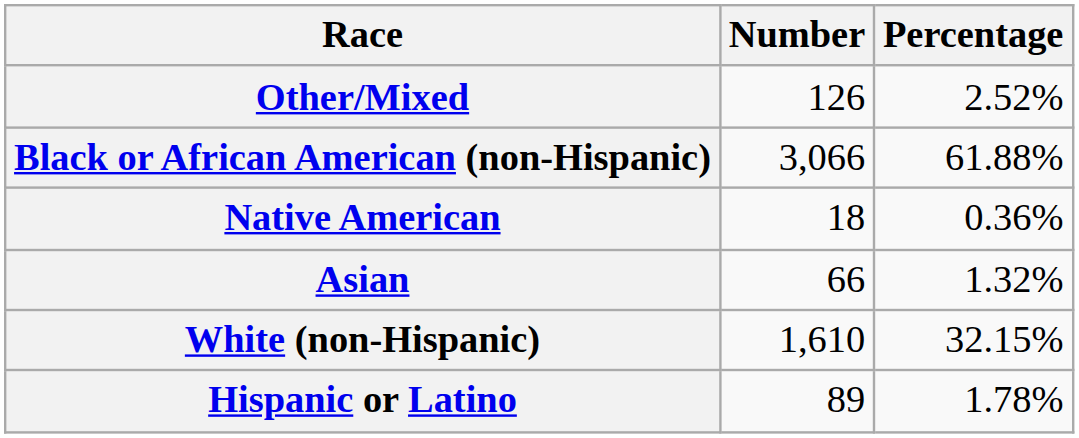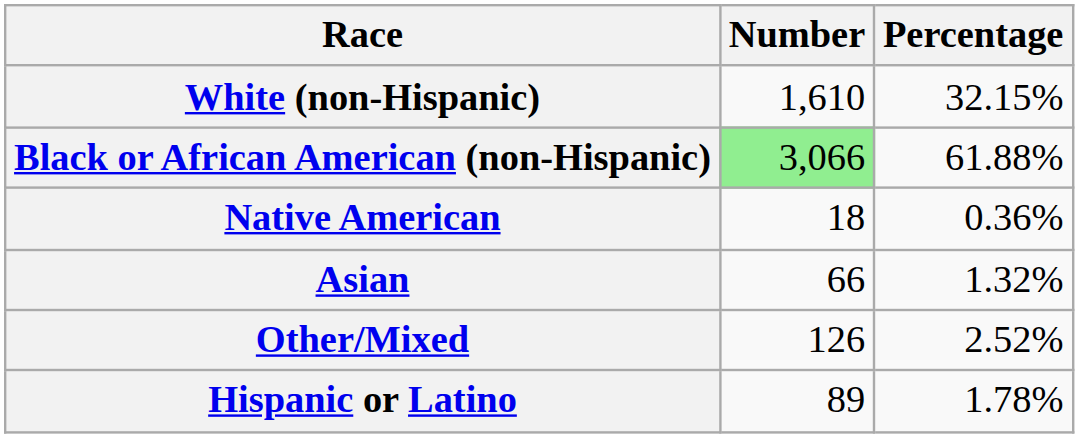rows swapped: (363, 339) <-> (363, 95)
(822, 156) no background -> (822, 156) lightgreen background
